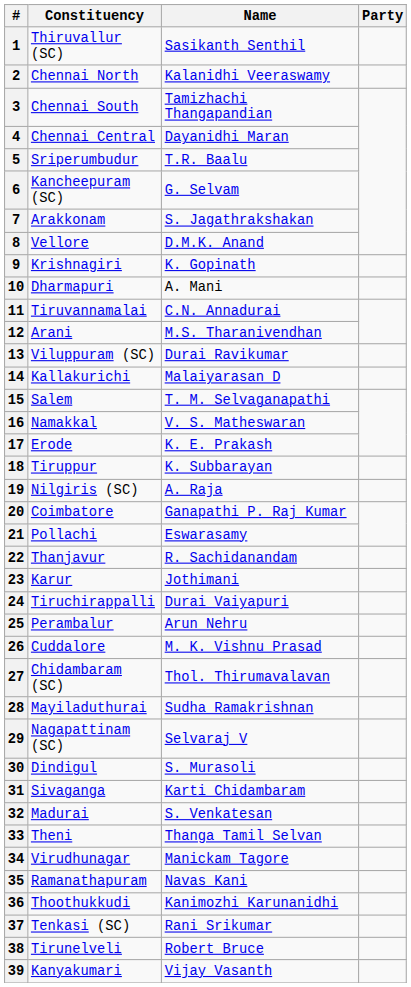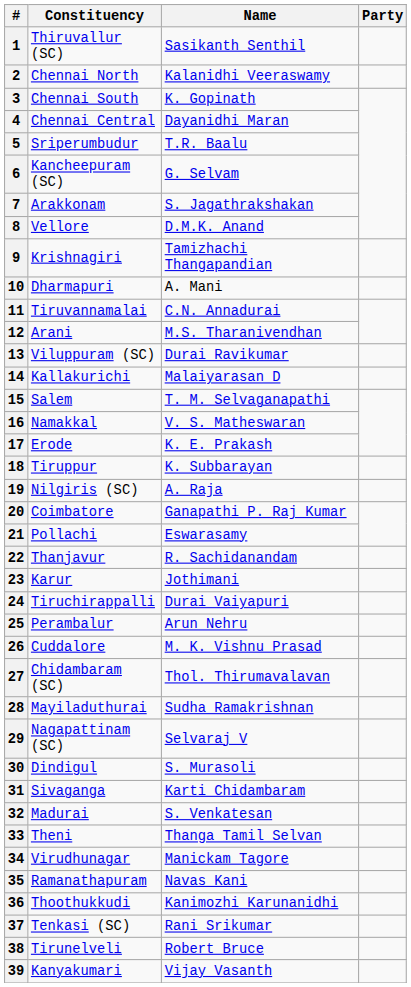(218, 107) Tamizhachi Thangapandian -> (210, 99) K. Gopinath
(210, 266) K. Gopinath -> (218, 258) Tamizhachi Thangapandian
